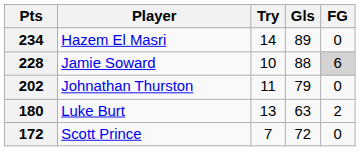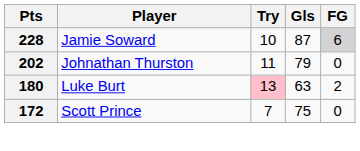- row: (31, 39)
(303, 63) 88 -> (303, 39) 87
(268, 110) no background -> (268, 87) pink background
(303, 134) 72 -> (303, 110) 75
